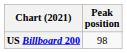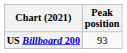(102, 40) 98 -> (102, 40) 93
